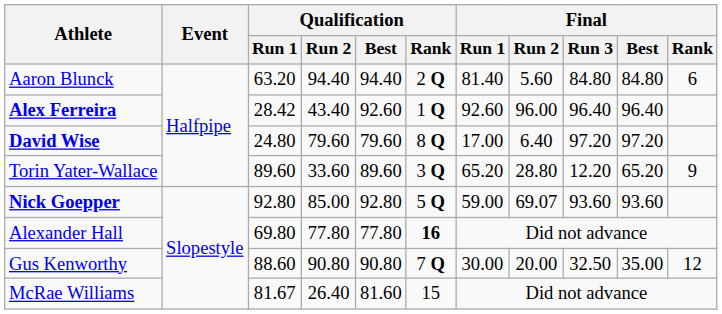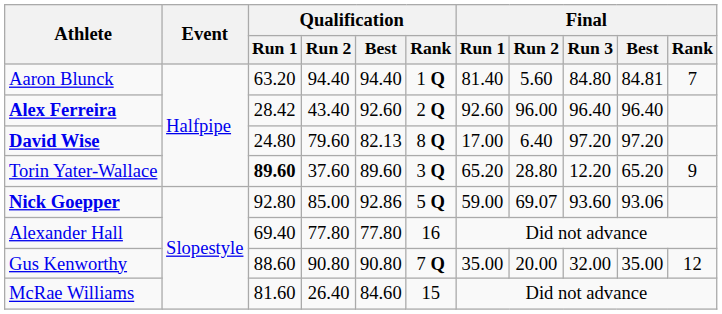(431, 79) 2 Q -> (431, 79) 1 Q
(642, 79) 84.80 -> (642, 79) 84.81
(692, 79) 6 -> (692, 79) 7
(431, 110) 1 Q -> (431, 110) 2 Q
(381, 141) 79.60 -> (381, 141) 82.13
(275, 171) normal -> (275, 171) bold
(329, 171) 33.60 -> (329, 171) 37.60
(381, 202) 92.80 -> (381, 202) 92.86
(642, 202) 93.60 -> (642, 202) 93.06
(275, 233) 69.80 -> (275, 233) 69.40
(431, 233) bold -> (431, 233) normal
(482, 263) 30.00 -> (482, 263) 35.00
(590, 263) 32.50 -> (590, 263) 32.00
(275, 294) 81.67 -> (275, 294) 81.60
(381, 294) 81.60 -> (381, 294) 84.60
